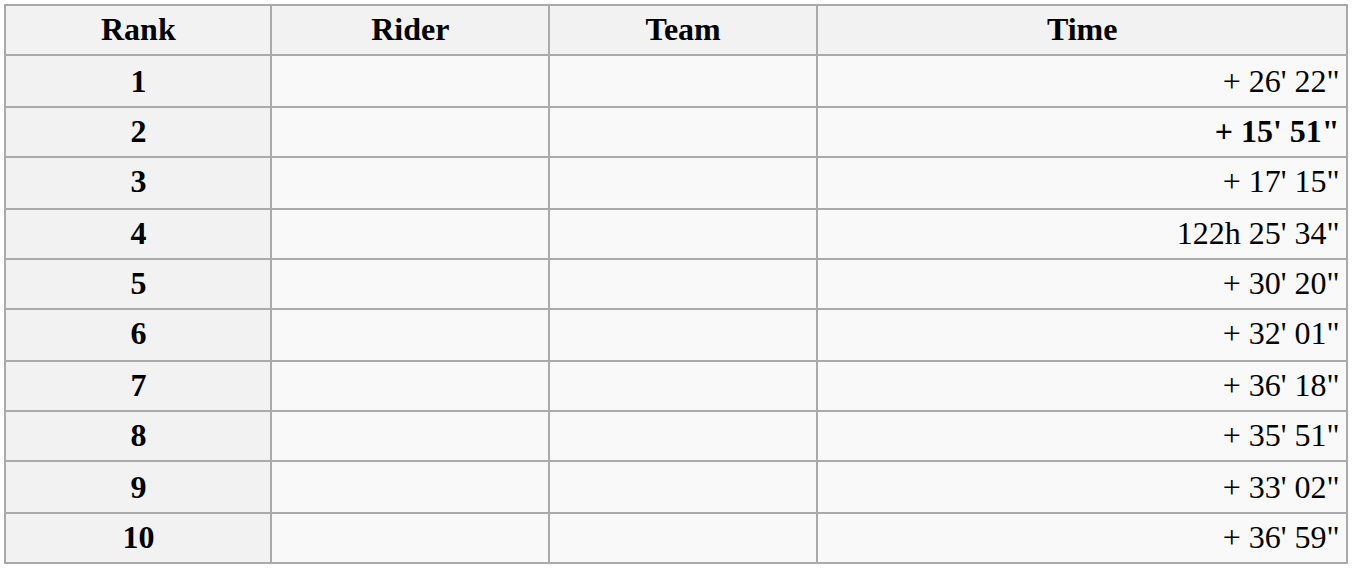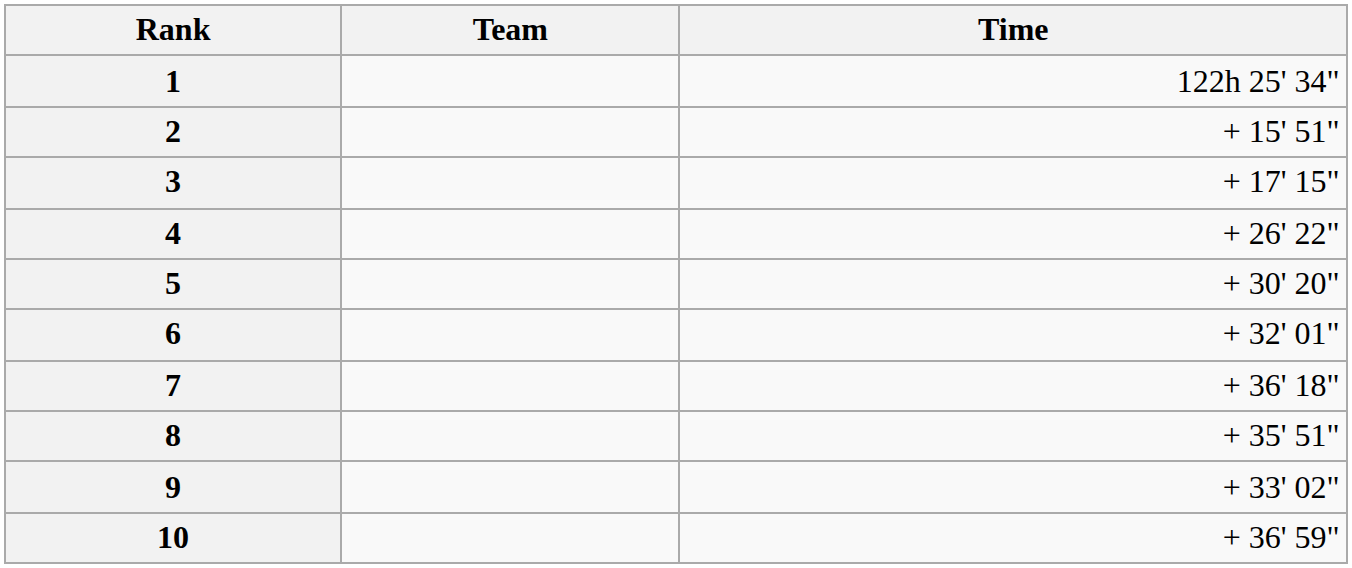- column: (410, 29)
(1281, 80) + 26' 22" -> (1258, 80) 122h 25' 34"
(1277, 131) bold -> (1281, 131) normal
(1258, 232) 122h 25' 34" -> (1281, 232) + 26' 22"
